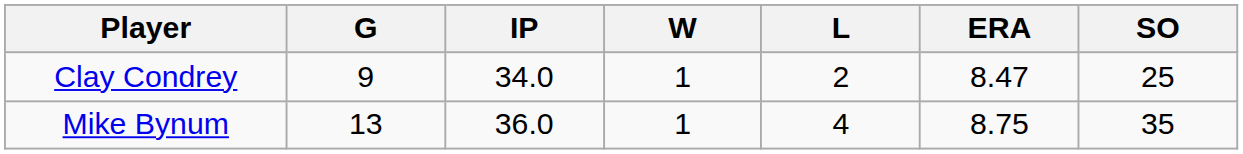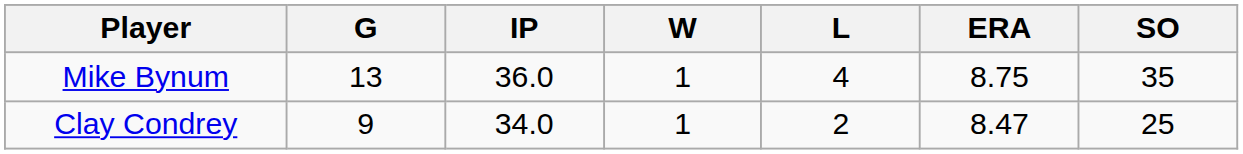rows swapped: (146, 124) <-> (146, 76)
